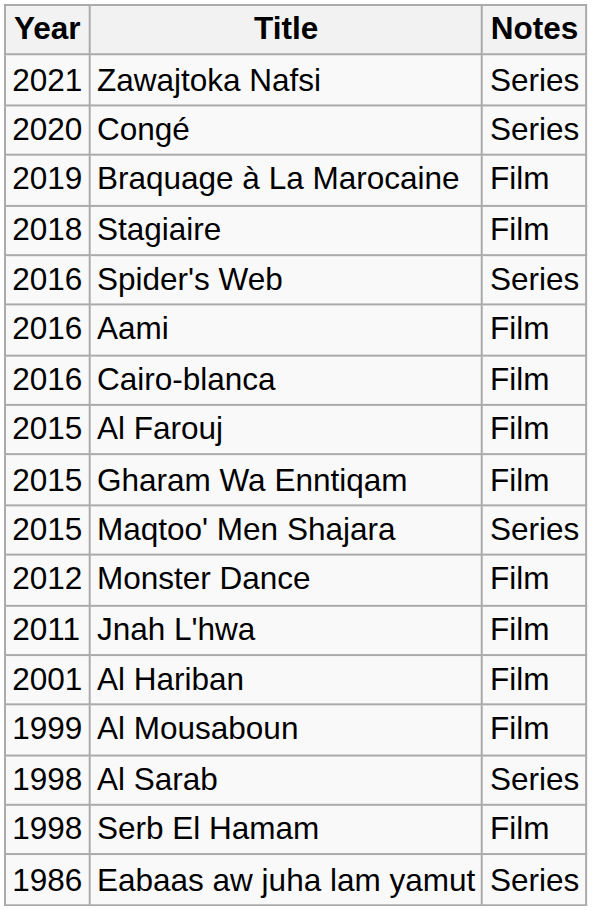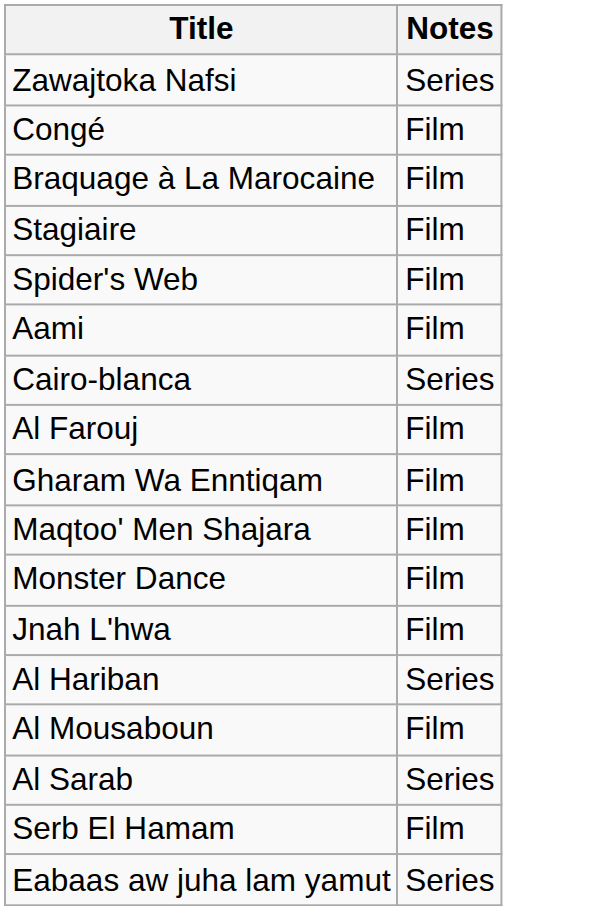- column: (47, 29)
(535, 129) Series -> (435, 129) Film
(535, 279) Series -> (435, 279) Film
(520, 379) Film -> (450, 379) Series
(535, 529) Series -> (435, 529) Film
(520, 679) Film -> (450, 679) Series
